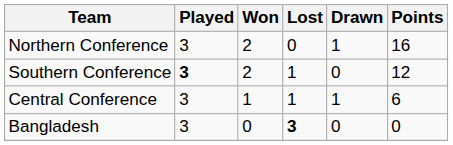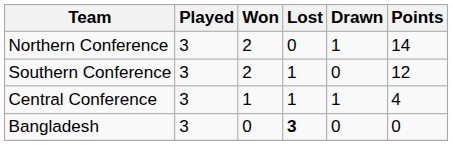(401, 45) 16 -> (401, 45) 14
(184, 72) bold -> (184, 72) normal
(396, 99) 6 -> (396, 99) 4
